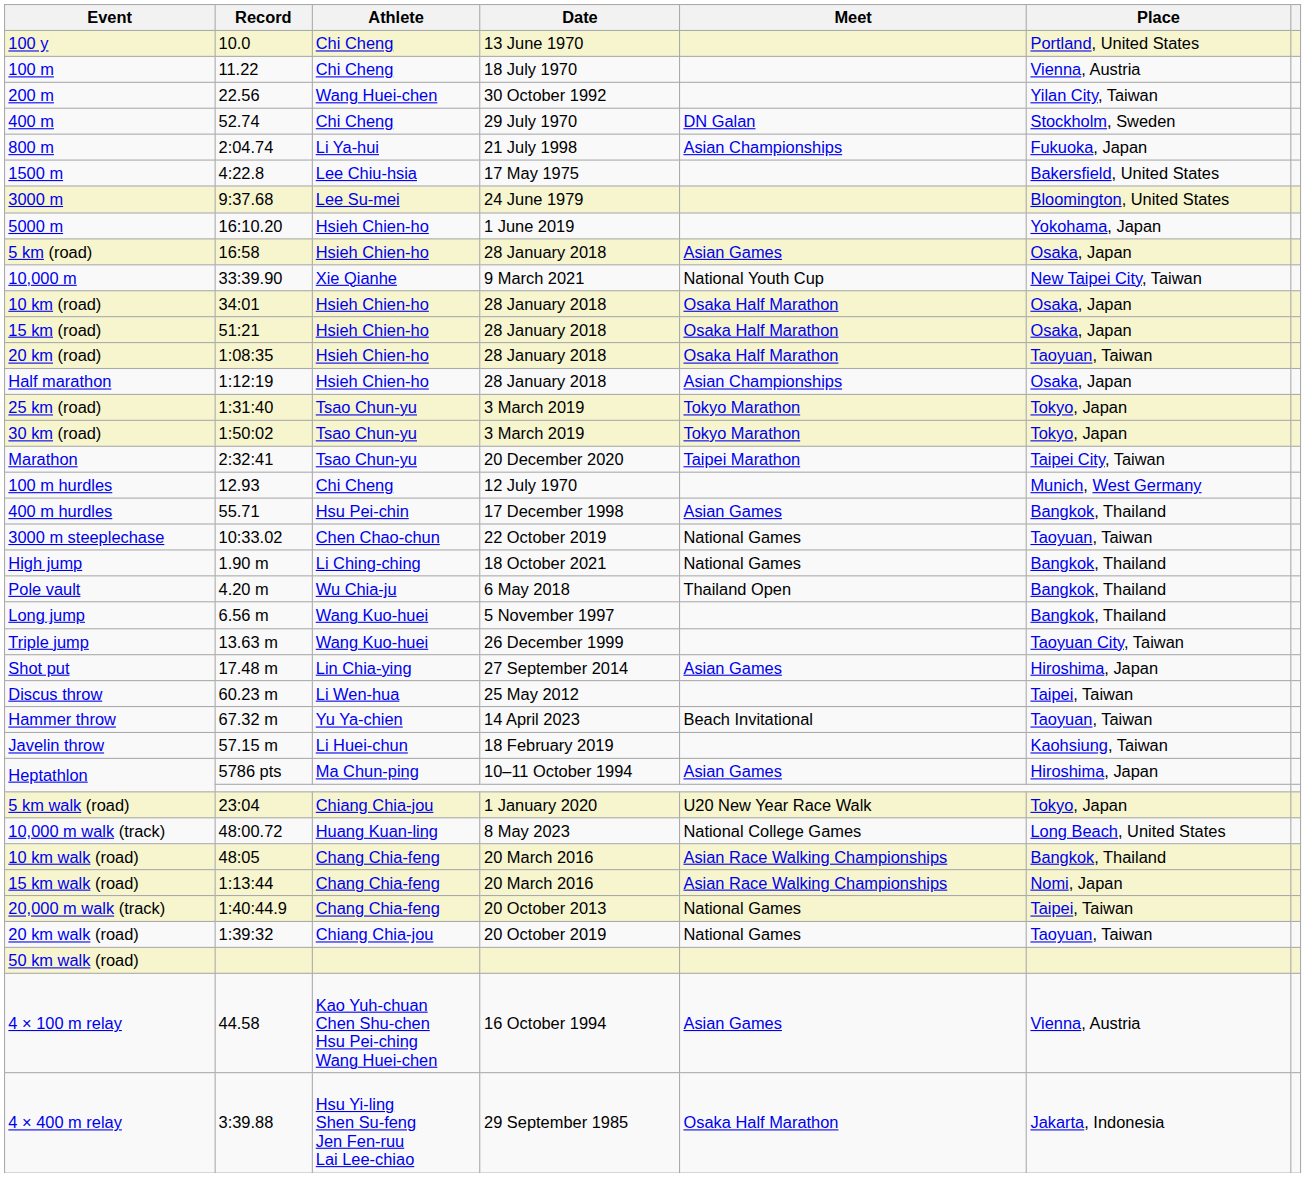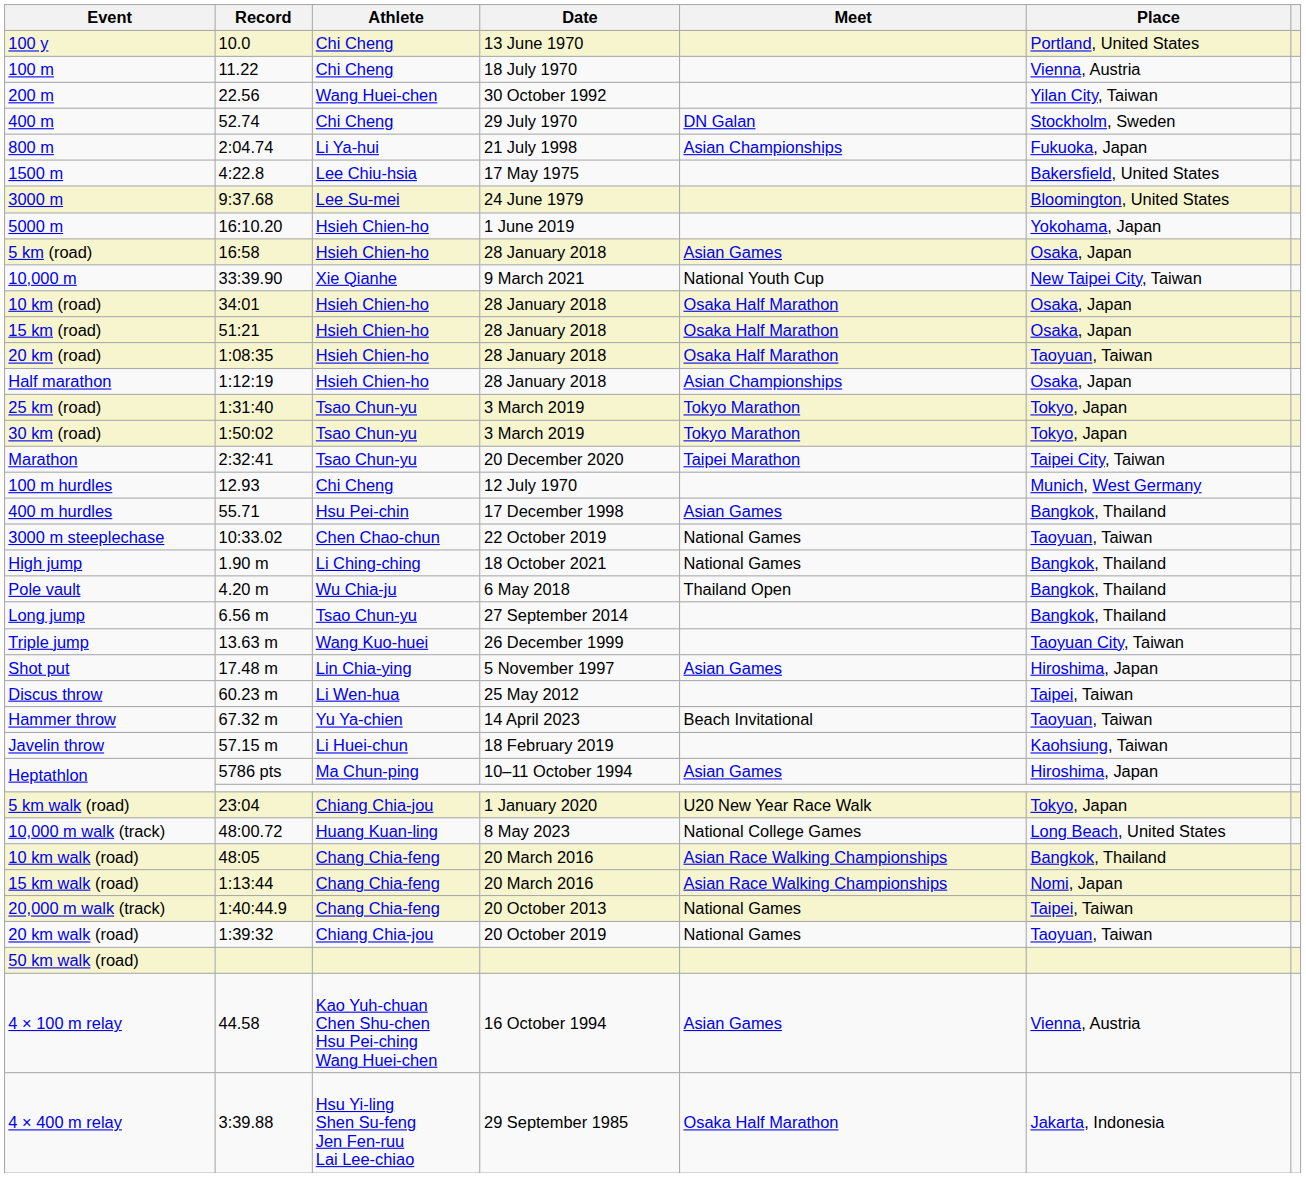(372, 615) Wang Kuo-huei -> (366, 615) Tsao Chun-yu
(549, 615) 5 November 1997 -> (556, 615) 27 September 2014
(556, 667) 27 September 2014 -> (549, 667) 5 November 1997
